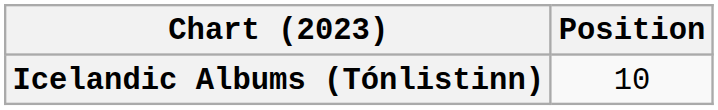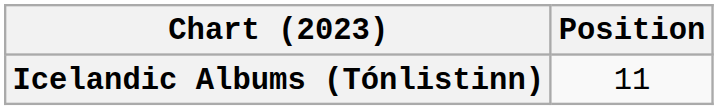(632, 80) 10 -> (632, 80) 11
